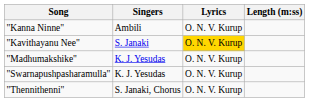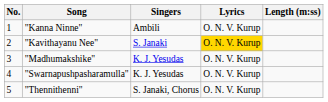+ column: (13, 12)
